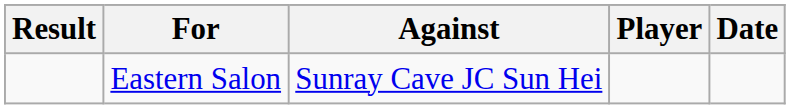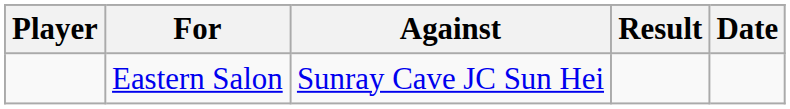columns swapped: (659, 28) <-> (54, 28)
